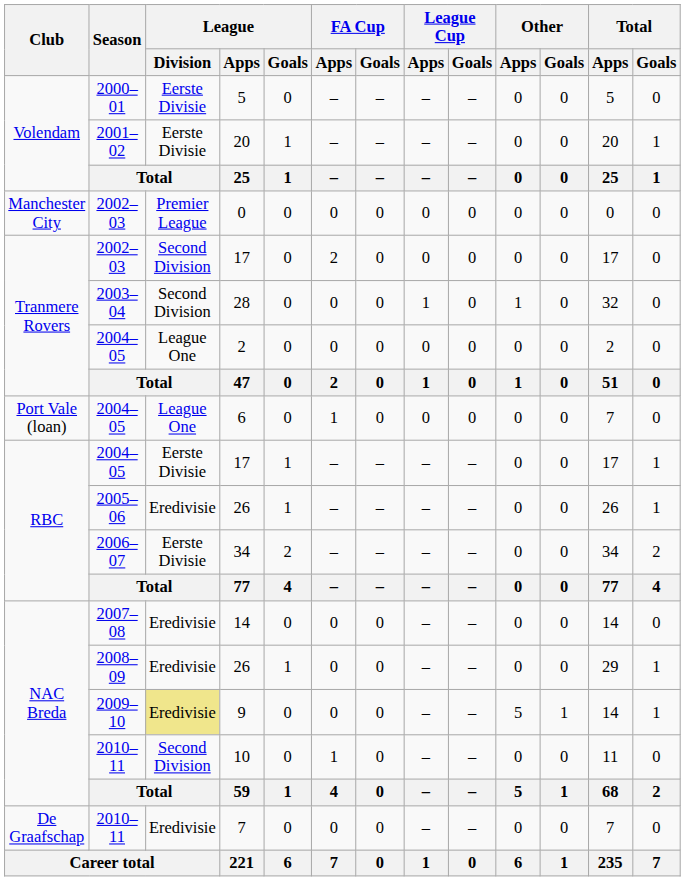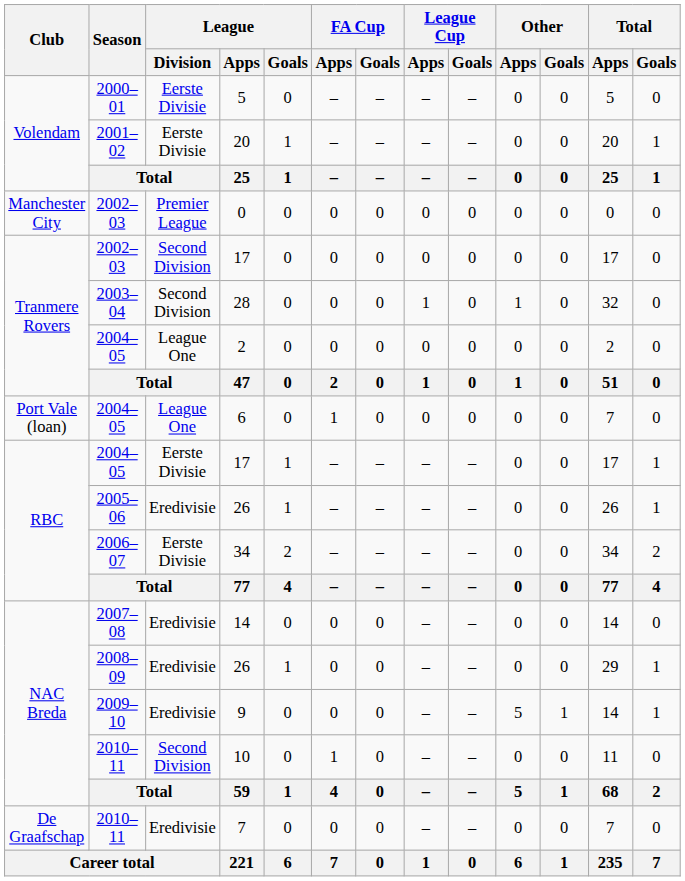(334, 257) 2 -> (334, 257) 0
(182, 712) khaki background -> (182, 712) no background
